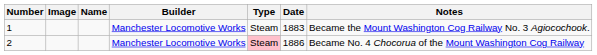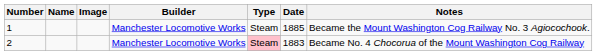columns swapped: (94, 12) <-> (62, 12)
(294, 27) 1883 -> (294, 27) 1885
(294, 43) 1886 -> (294, 43) 1883
